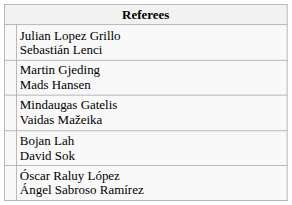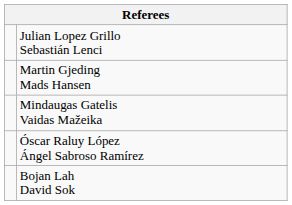rows swapped: (47, 148) <-> (82, 183)
